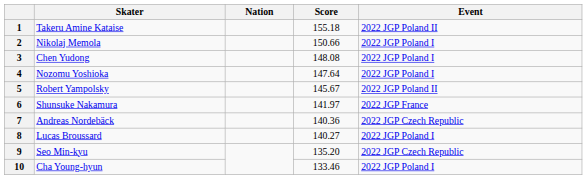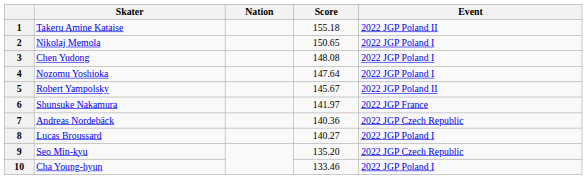(326, 43) 150.66 -> (326, 43) 150.65
